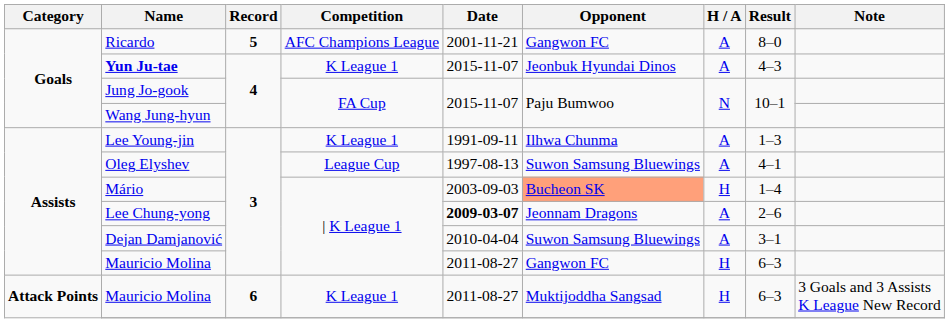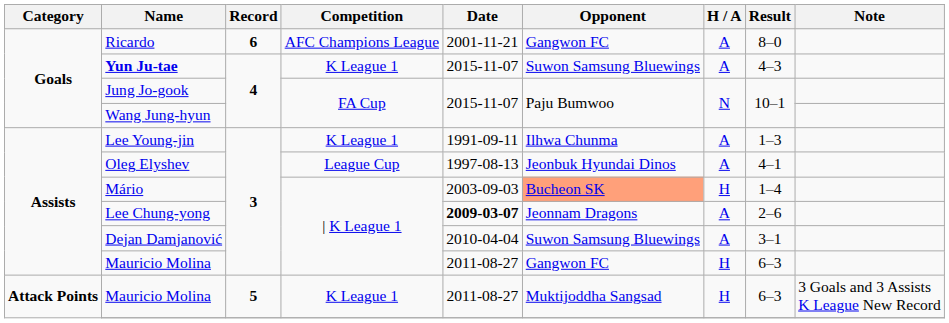(253, 41) 5 -> (253, 41) 6
(601, 66) Jeonbuk Hyundai Dinos -> (613, 66) Suwon Samsung Bluewings
(613, 164) Suwon Samsung Bluewings -> (601, 164) Jeonbuk Hyundai Dinos
(253, 296) 6 -> (253, 296) 5
